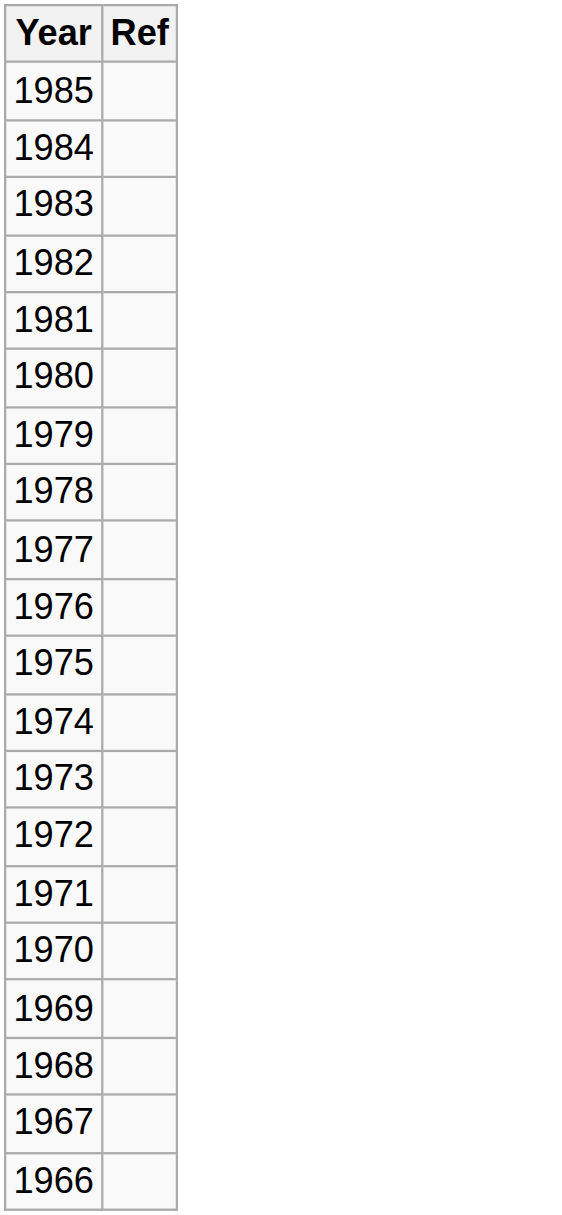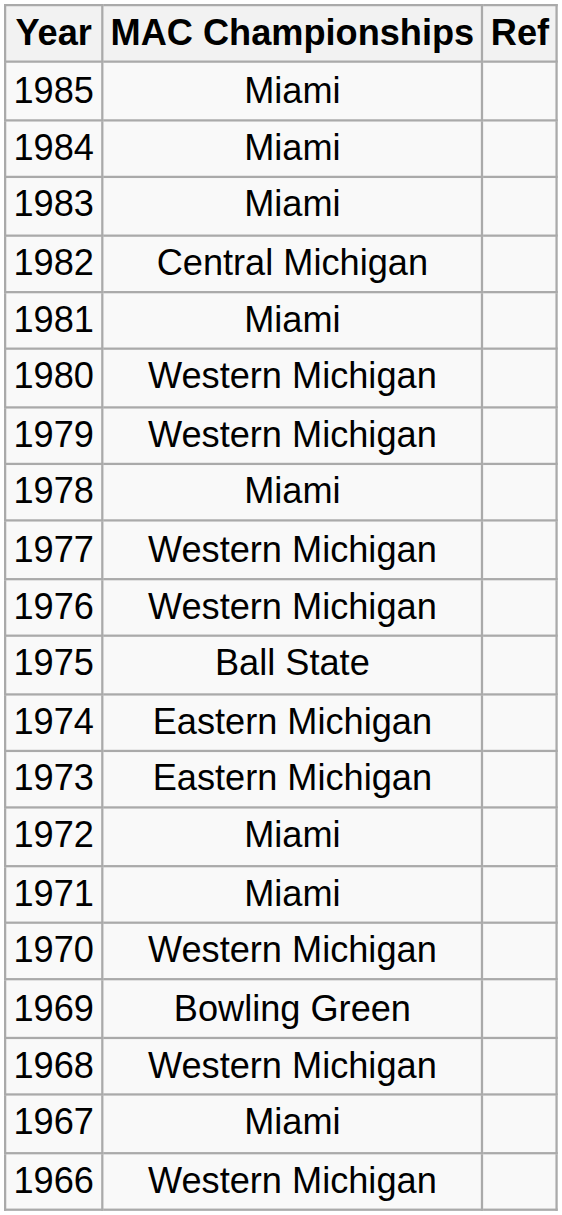+ column: (292, 33)
